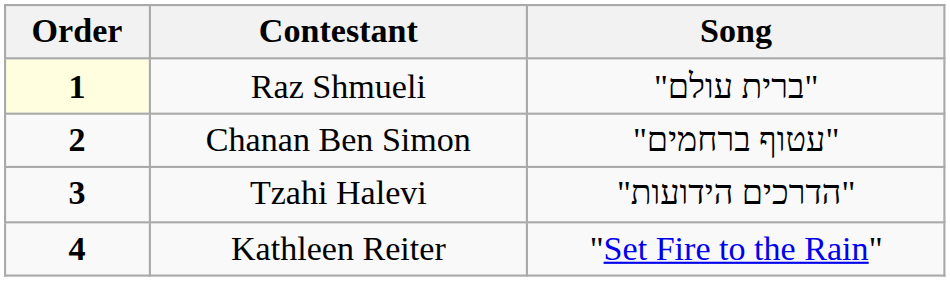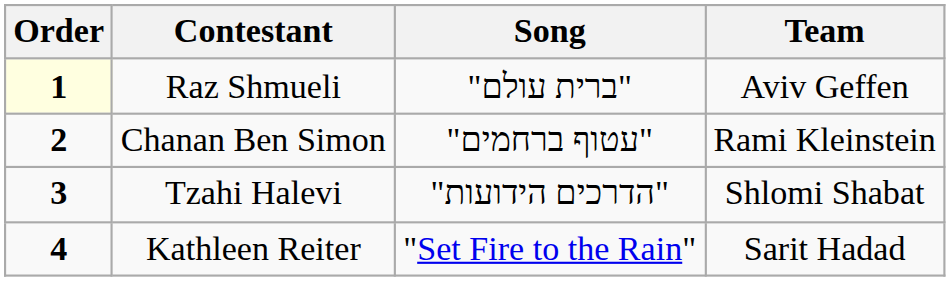+ column: (825, 31)
